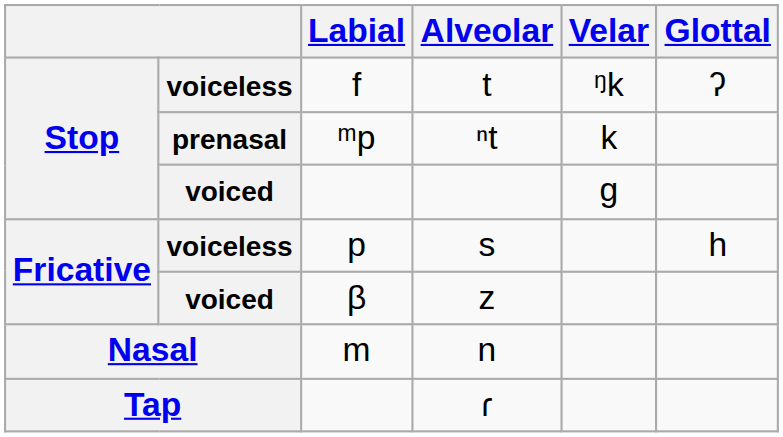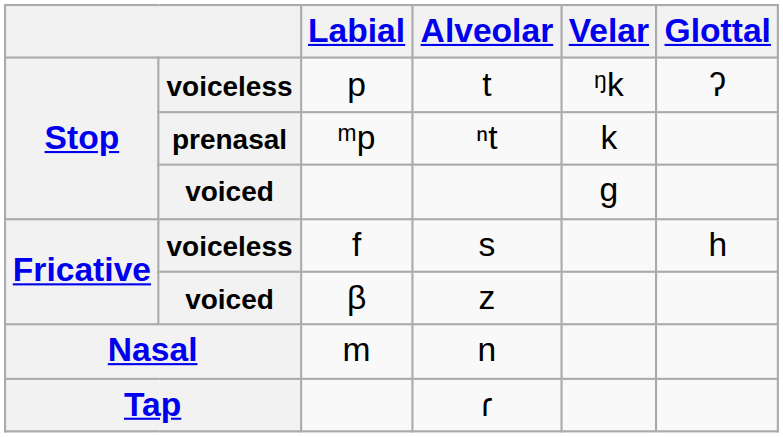(357, 84) f -> (357, 84) p
(357, 244) p -> (357, 244) f
